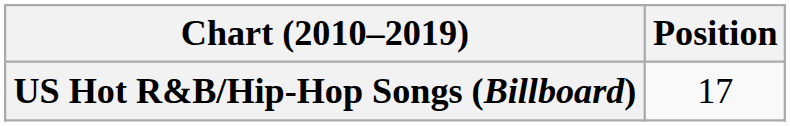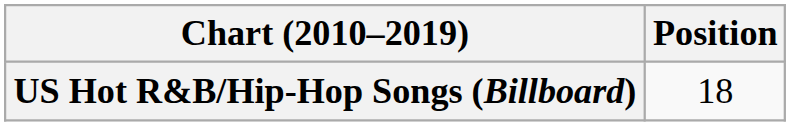(715, 90) 17 -> (715, 90) 18
